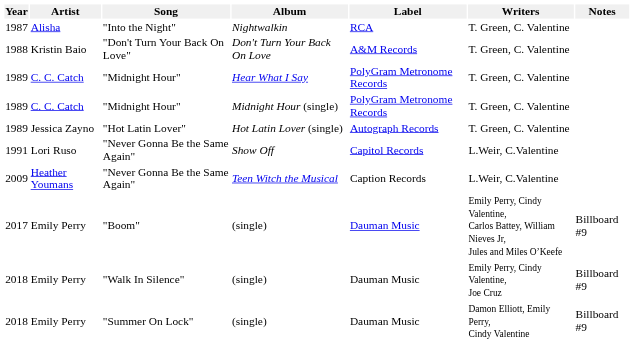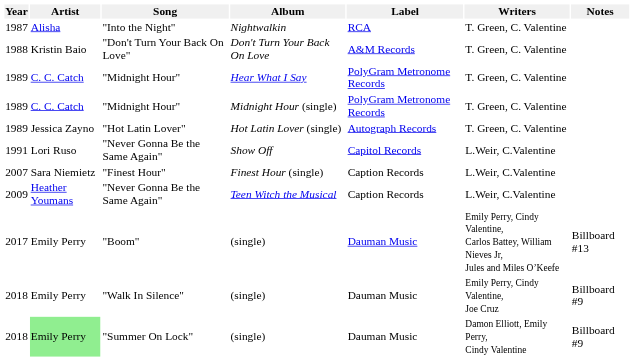+ row: (134, 172)
(597, 226) Billboard #9 -> (593, 241) Billboard #13
(58, 321) no background -> (58, 336) lightgreen background
